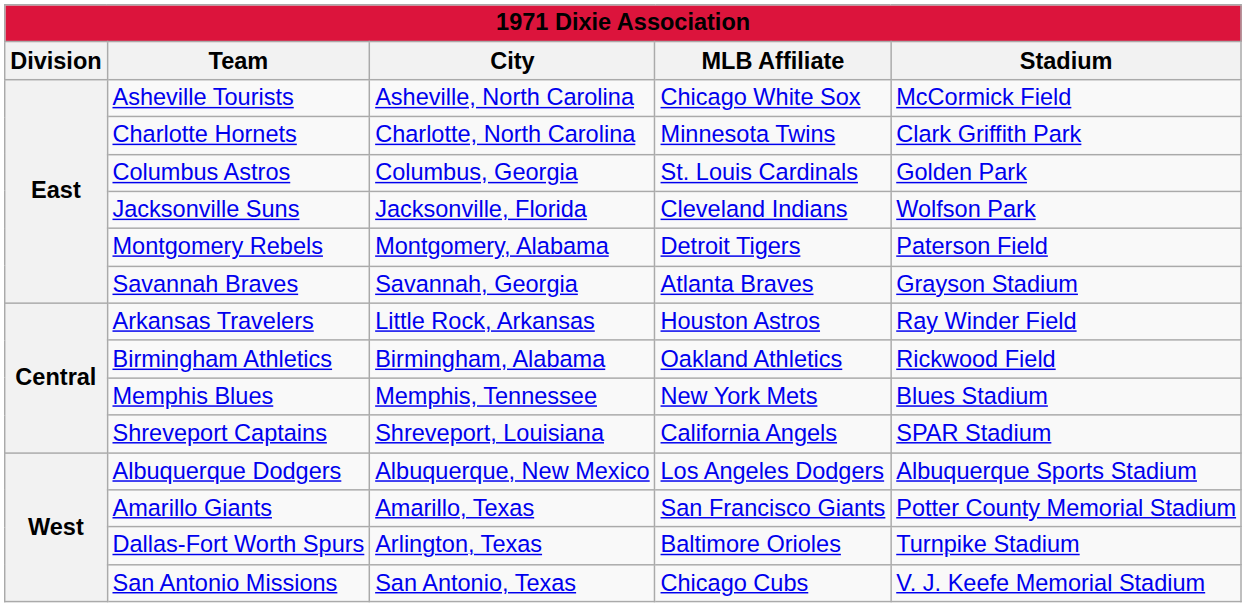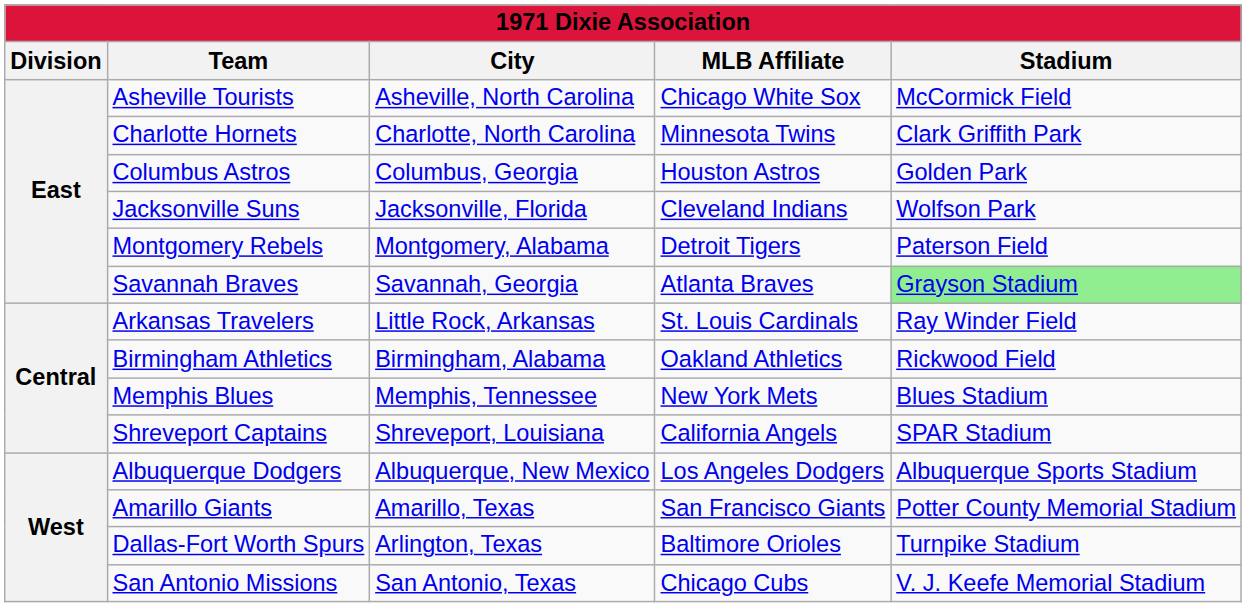(759, 172) St. Louis Cardinals -> (740, 172) Houston Astros
(987, 284) no background -> (987, 284) lightgreen background
(740, 321) Houston Astros -> (759, 321) St. Louis Cardinals
